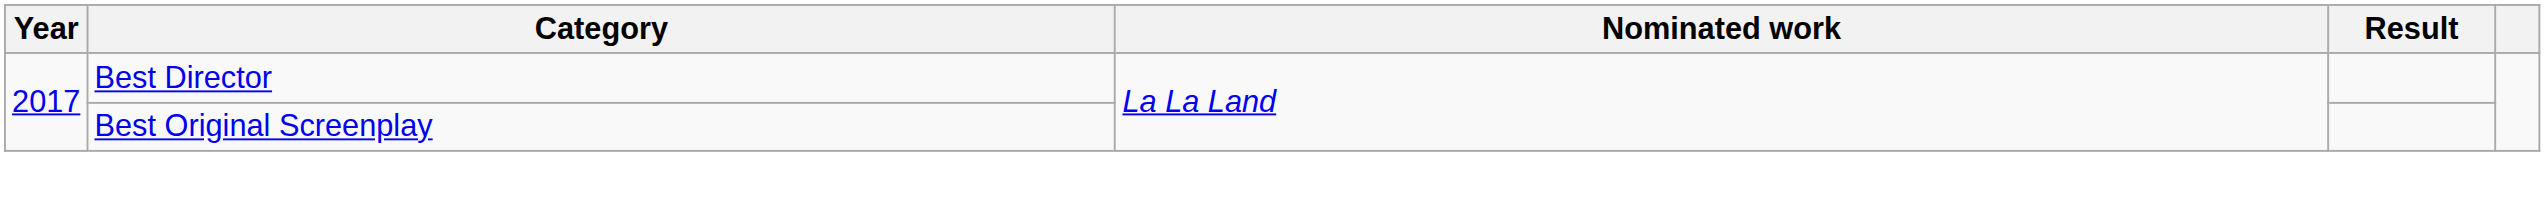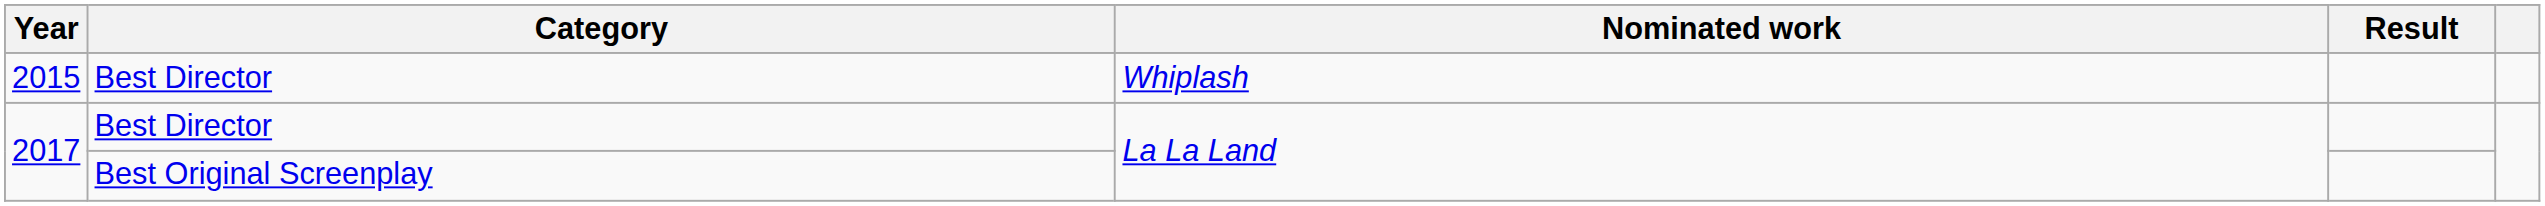+ row: (46, 77)
